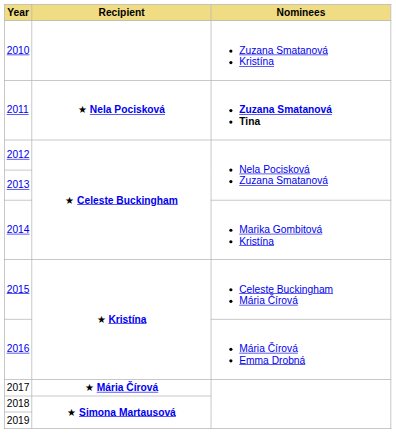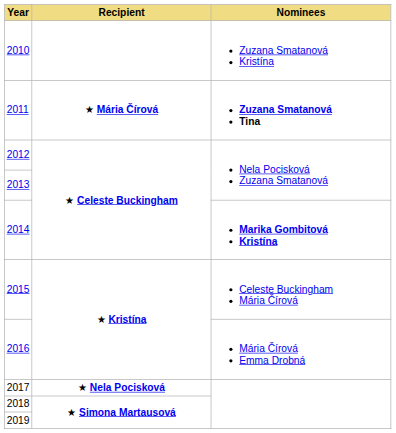(122, 110) ★ Nela Pocisková -> (122, 110) ★ Mária Čírová
(301, 235) normal -> (301, 235) bold
(122, 388) ★ Mária Čírová -> (122, 388) ★ Nela Pocisková
